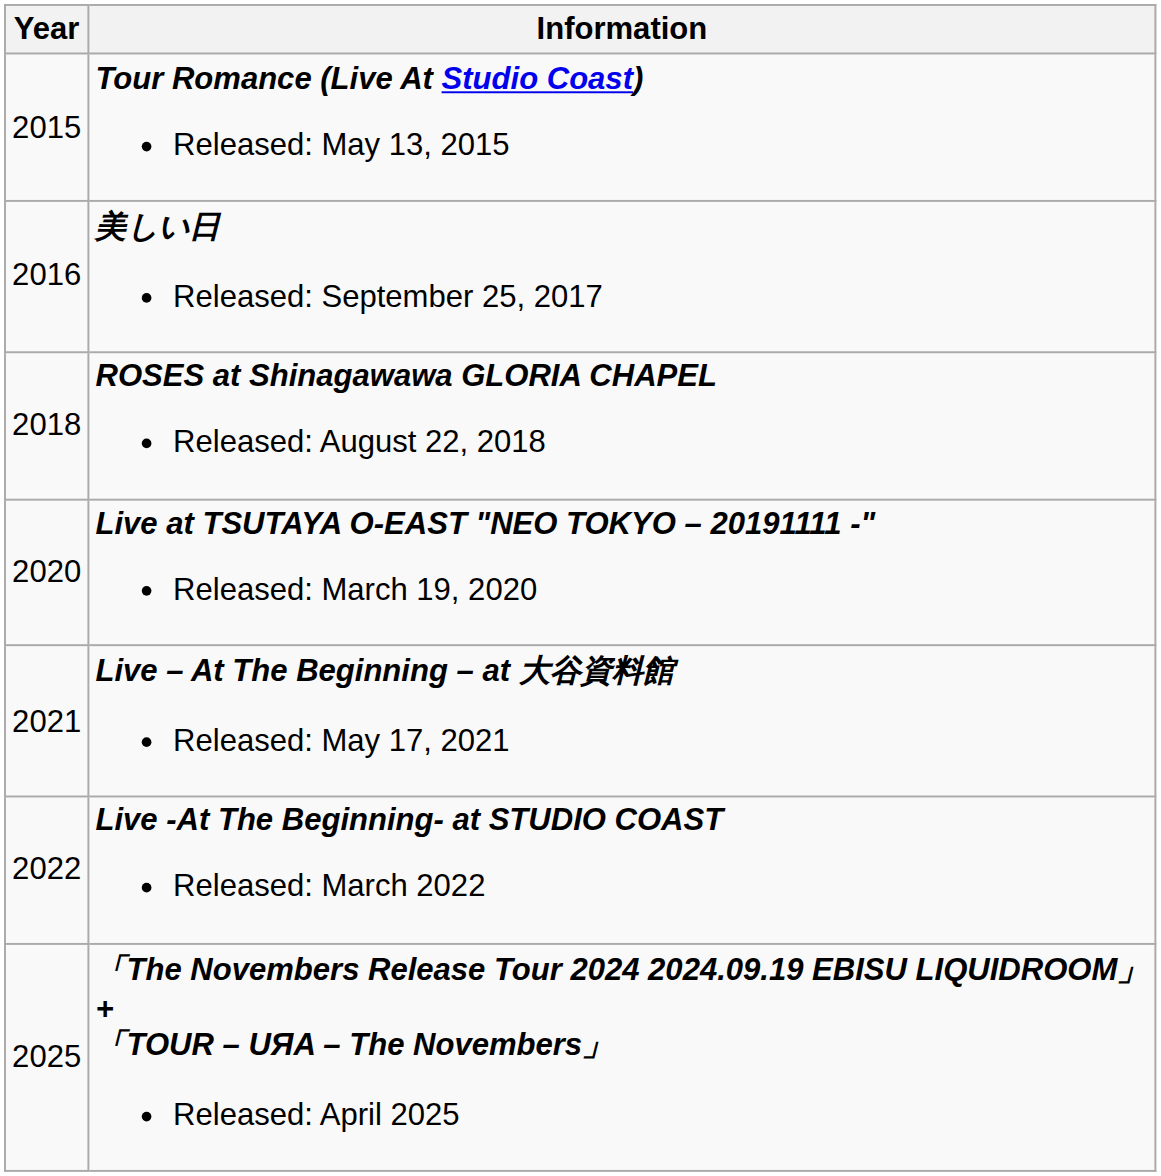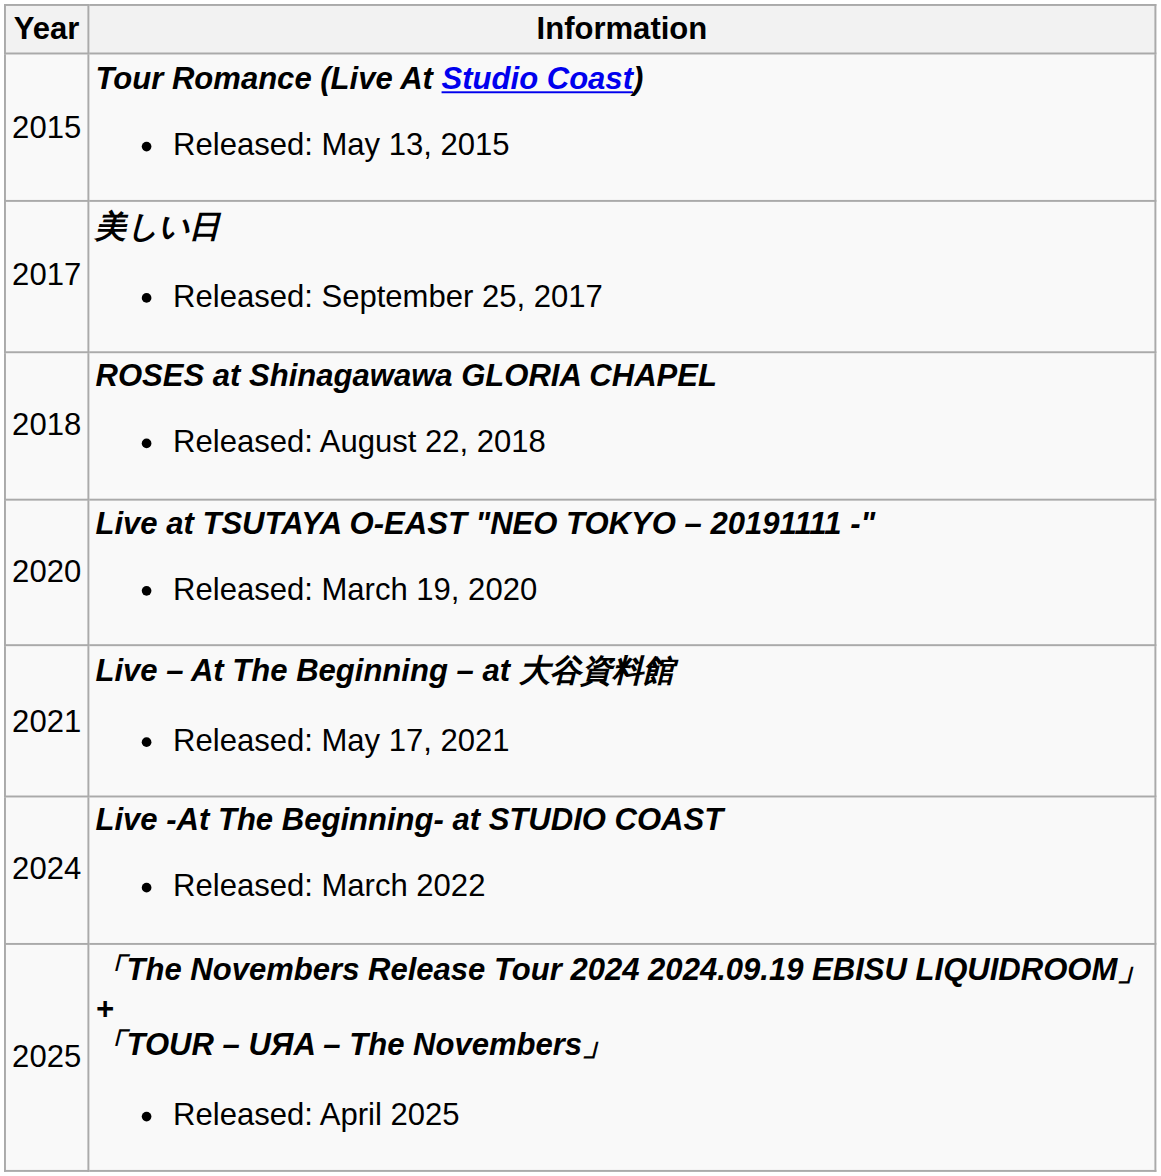(47, 275) 2016 -> (47, 275) 2017
(47, 869) 2022 -> (47, 869) 2024
